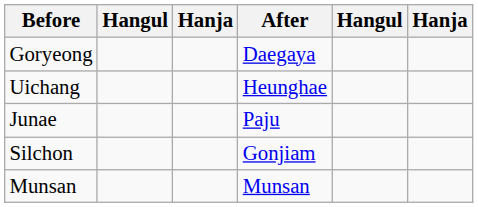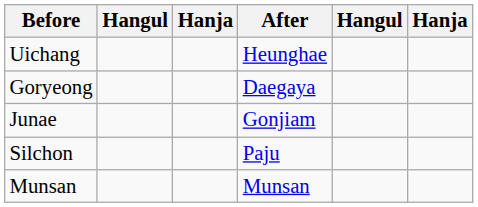rows swapped: (45, 86) <-> (51, 53)
(261, 119) Paju -> (279, 119) Gonjiam
(279, 152) Gonjiam -> (261, 152) Paju
